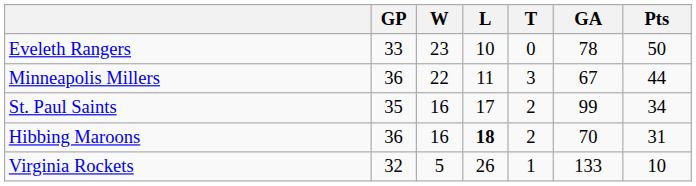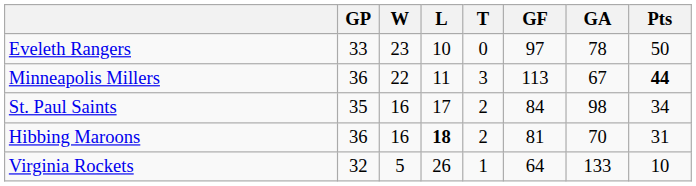+ column: (535, 19)
(657, 78) normal -> (660, 78) bold
(588, 107) 99 -> (597, 107) 98
